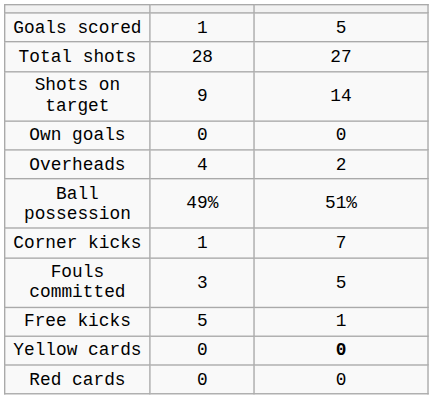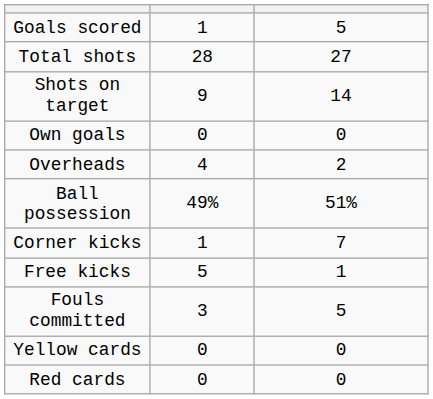rows swapped: (77, 322) <-> (77, 282)
(341, 351) bold -> (341, 351) normal
